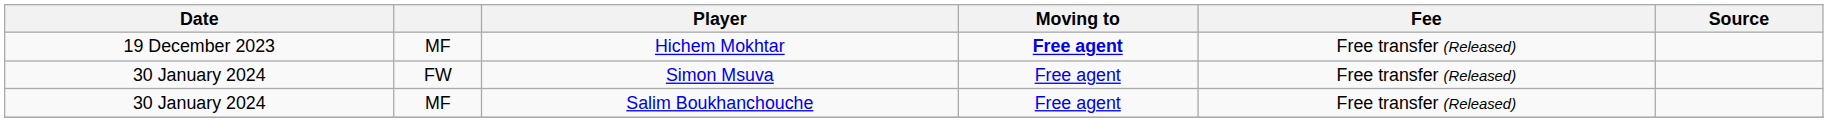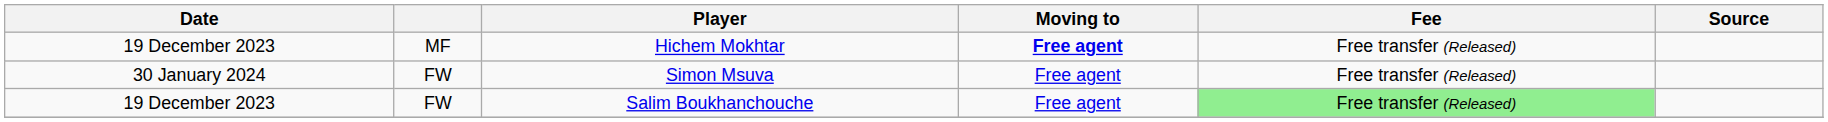(199, 103) 30 January 2024 -> (199, 103) 19 December 2023
(438, 103) MF -> (438, 103) FW
(1426, 103) no background -> (1426, 103) lightgreen background
